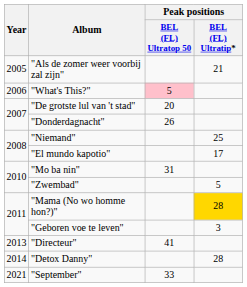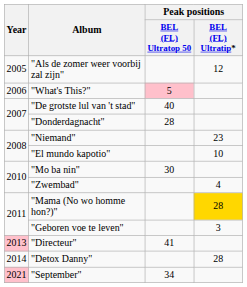(218, 69) 21 -> (218, 69) 12
(169, 106) 20 -> (169, 106) 40
(169, 122) 26 -> (169, 122) 28
(218, 137) 25 -> (218, 137) 23
(218, 153) 17 -> (218, 153) 10
(169, 169) 31 -> (169, 169) 30
(218, 185) 5 -> (218, 185) 4
(17, 243) no background -> (17, 243) pink background
(17, 275) no background -> (17, 275) pink background
(169, 275) 33 -> (169, 275) 34
